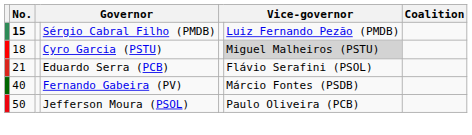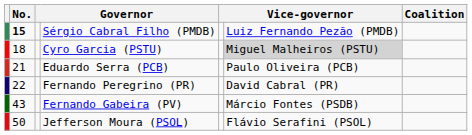(299, 67) Flávio Serafini (PSOL) -> (293, 67) Paulo Oliveira (PCB)
+ row: (119, 85)
(19, 85) 40 -> (19, 103) 43
(293, 103) Paulo Oliveira (PCB) -> (299, 121) Flávio Serafini (PSOL)
